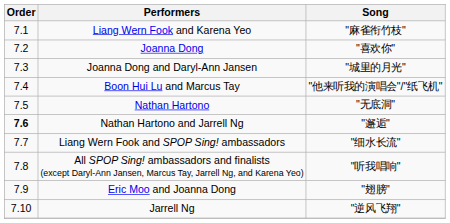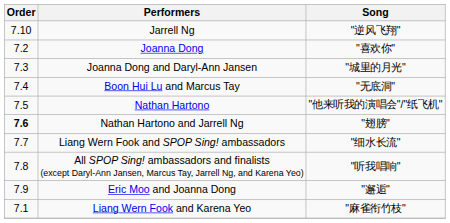rows swapped: (172, 30) <-> (172, 209)
(376, 86) "他来听我的演唱会"/"纸飞机" -> (376, 86) "无底洞"
(376, 105) "无底洞" -> (376, 105) "他来听我的演唱会"/"纸飞机"
(376, 123) "邂逅" -> (376, 123) "翅膀"
(376, 190) "翅膀" -> (376, 190) "邂逅"
